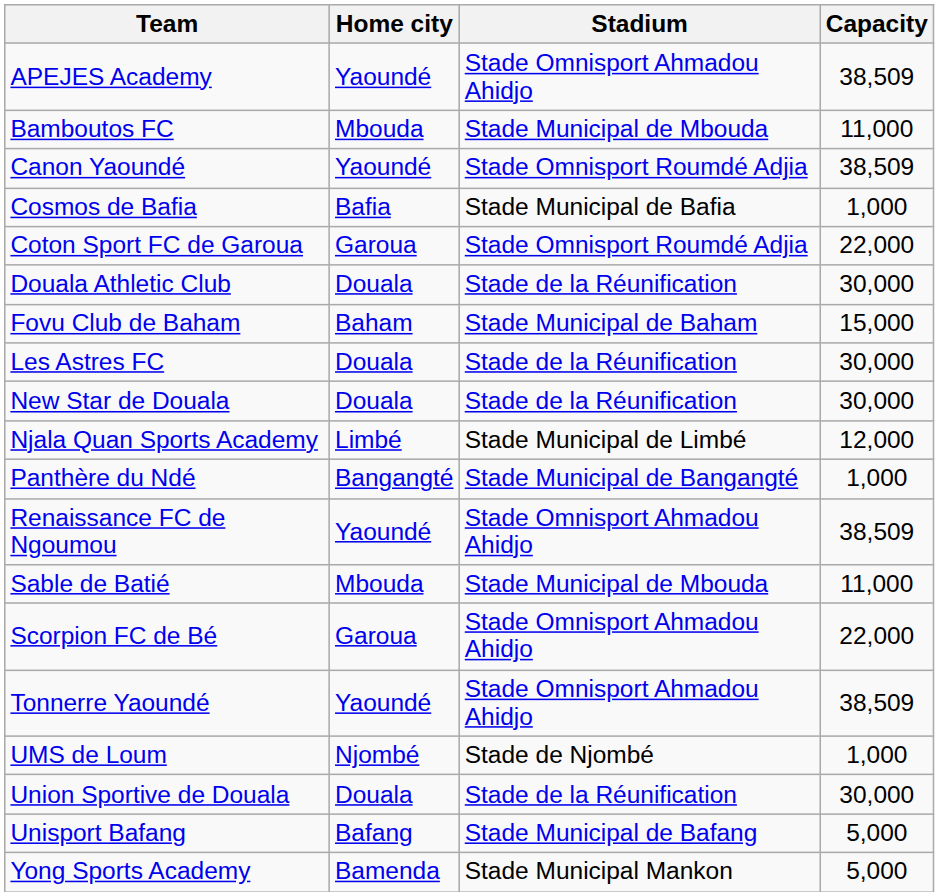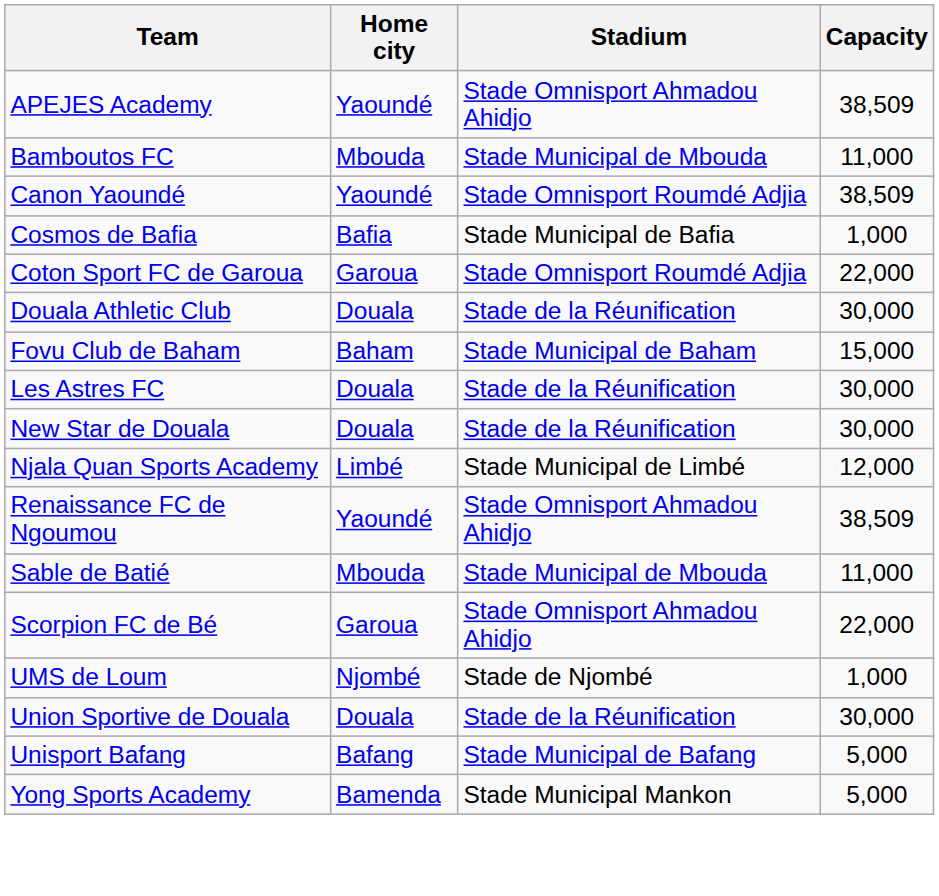- row: (103, 478)
- row: (110, 702)
